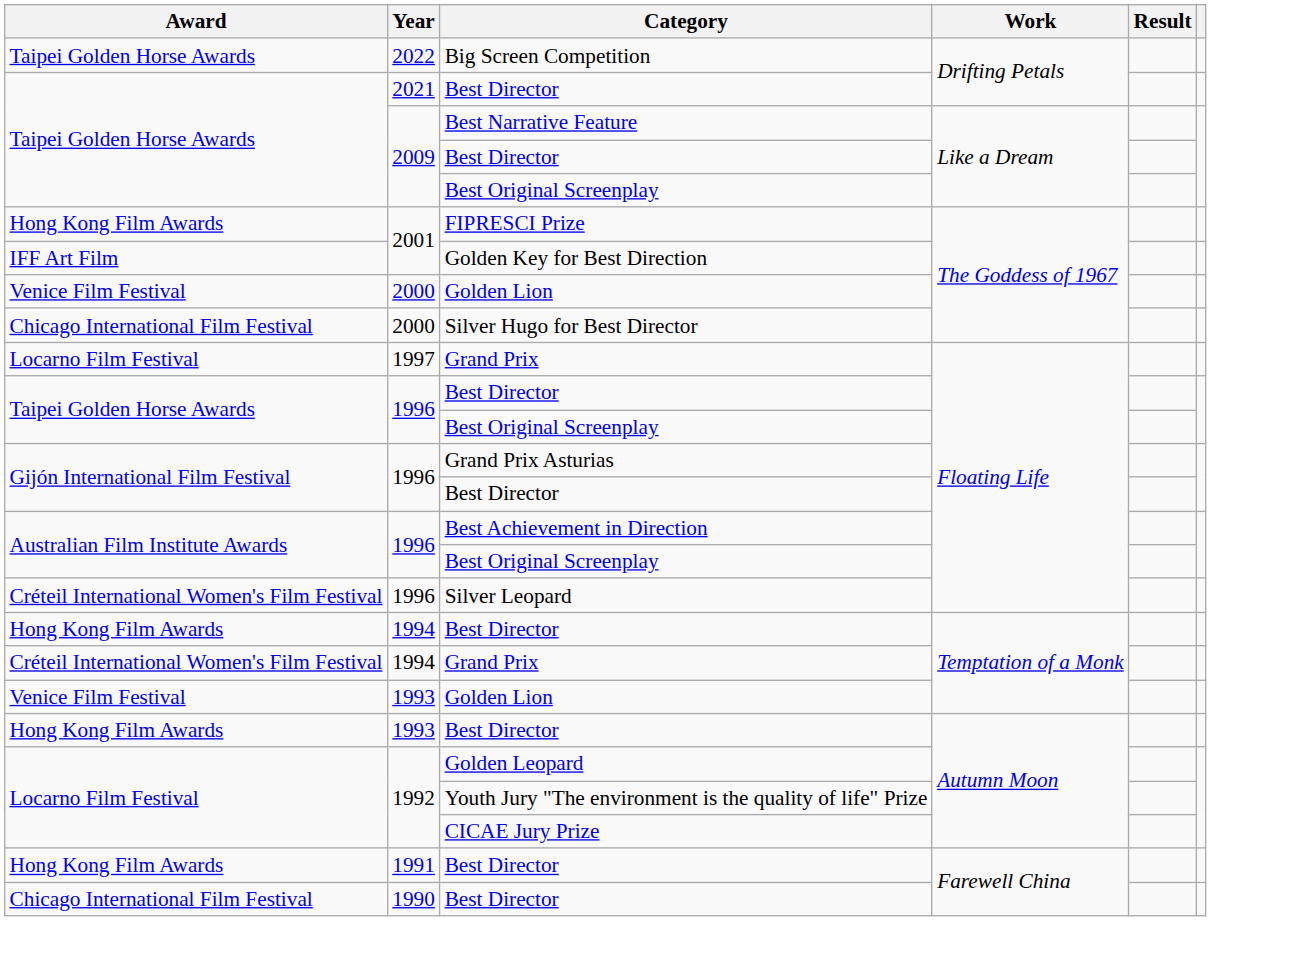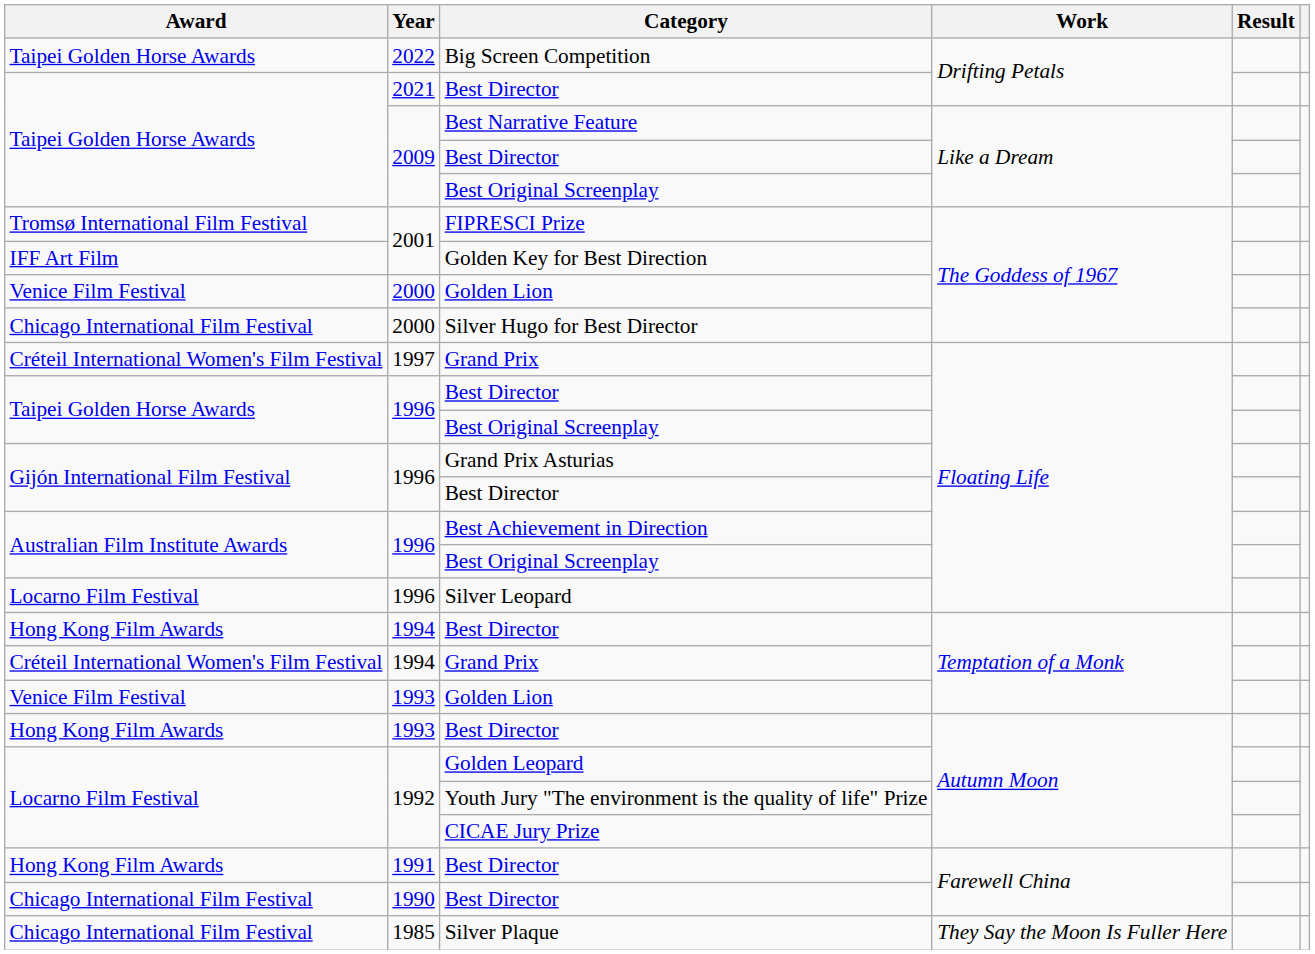(116, 223) Hong Kong Film Awards -> (158, 223) Tromsø International Film Festival
(104, 358) Locarno Film Festival -> (196, 358) Créteil International Women's Film Festival
(196, 595) Créteil International Women's Film Festival -> (104, 595) Locarno Film Festival
+ row: (414, 932)
